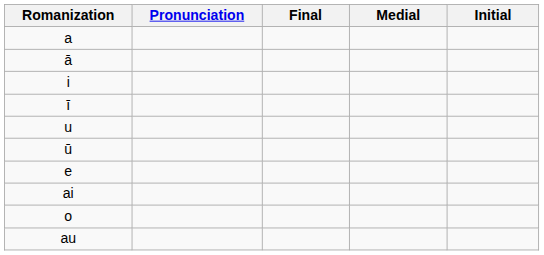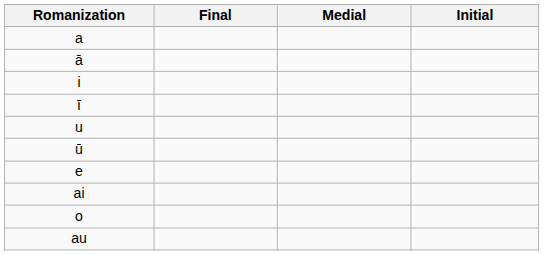- column: (197, 15)
